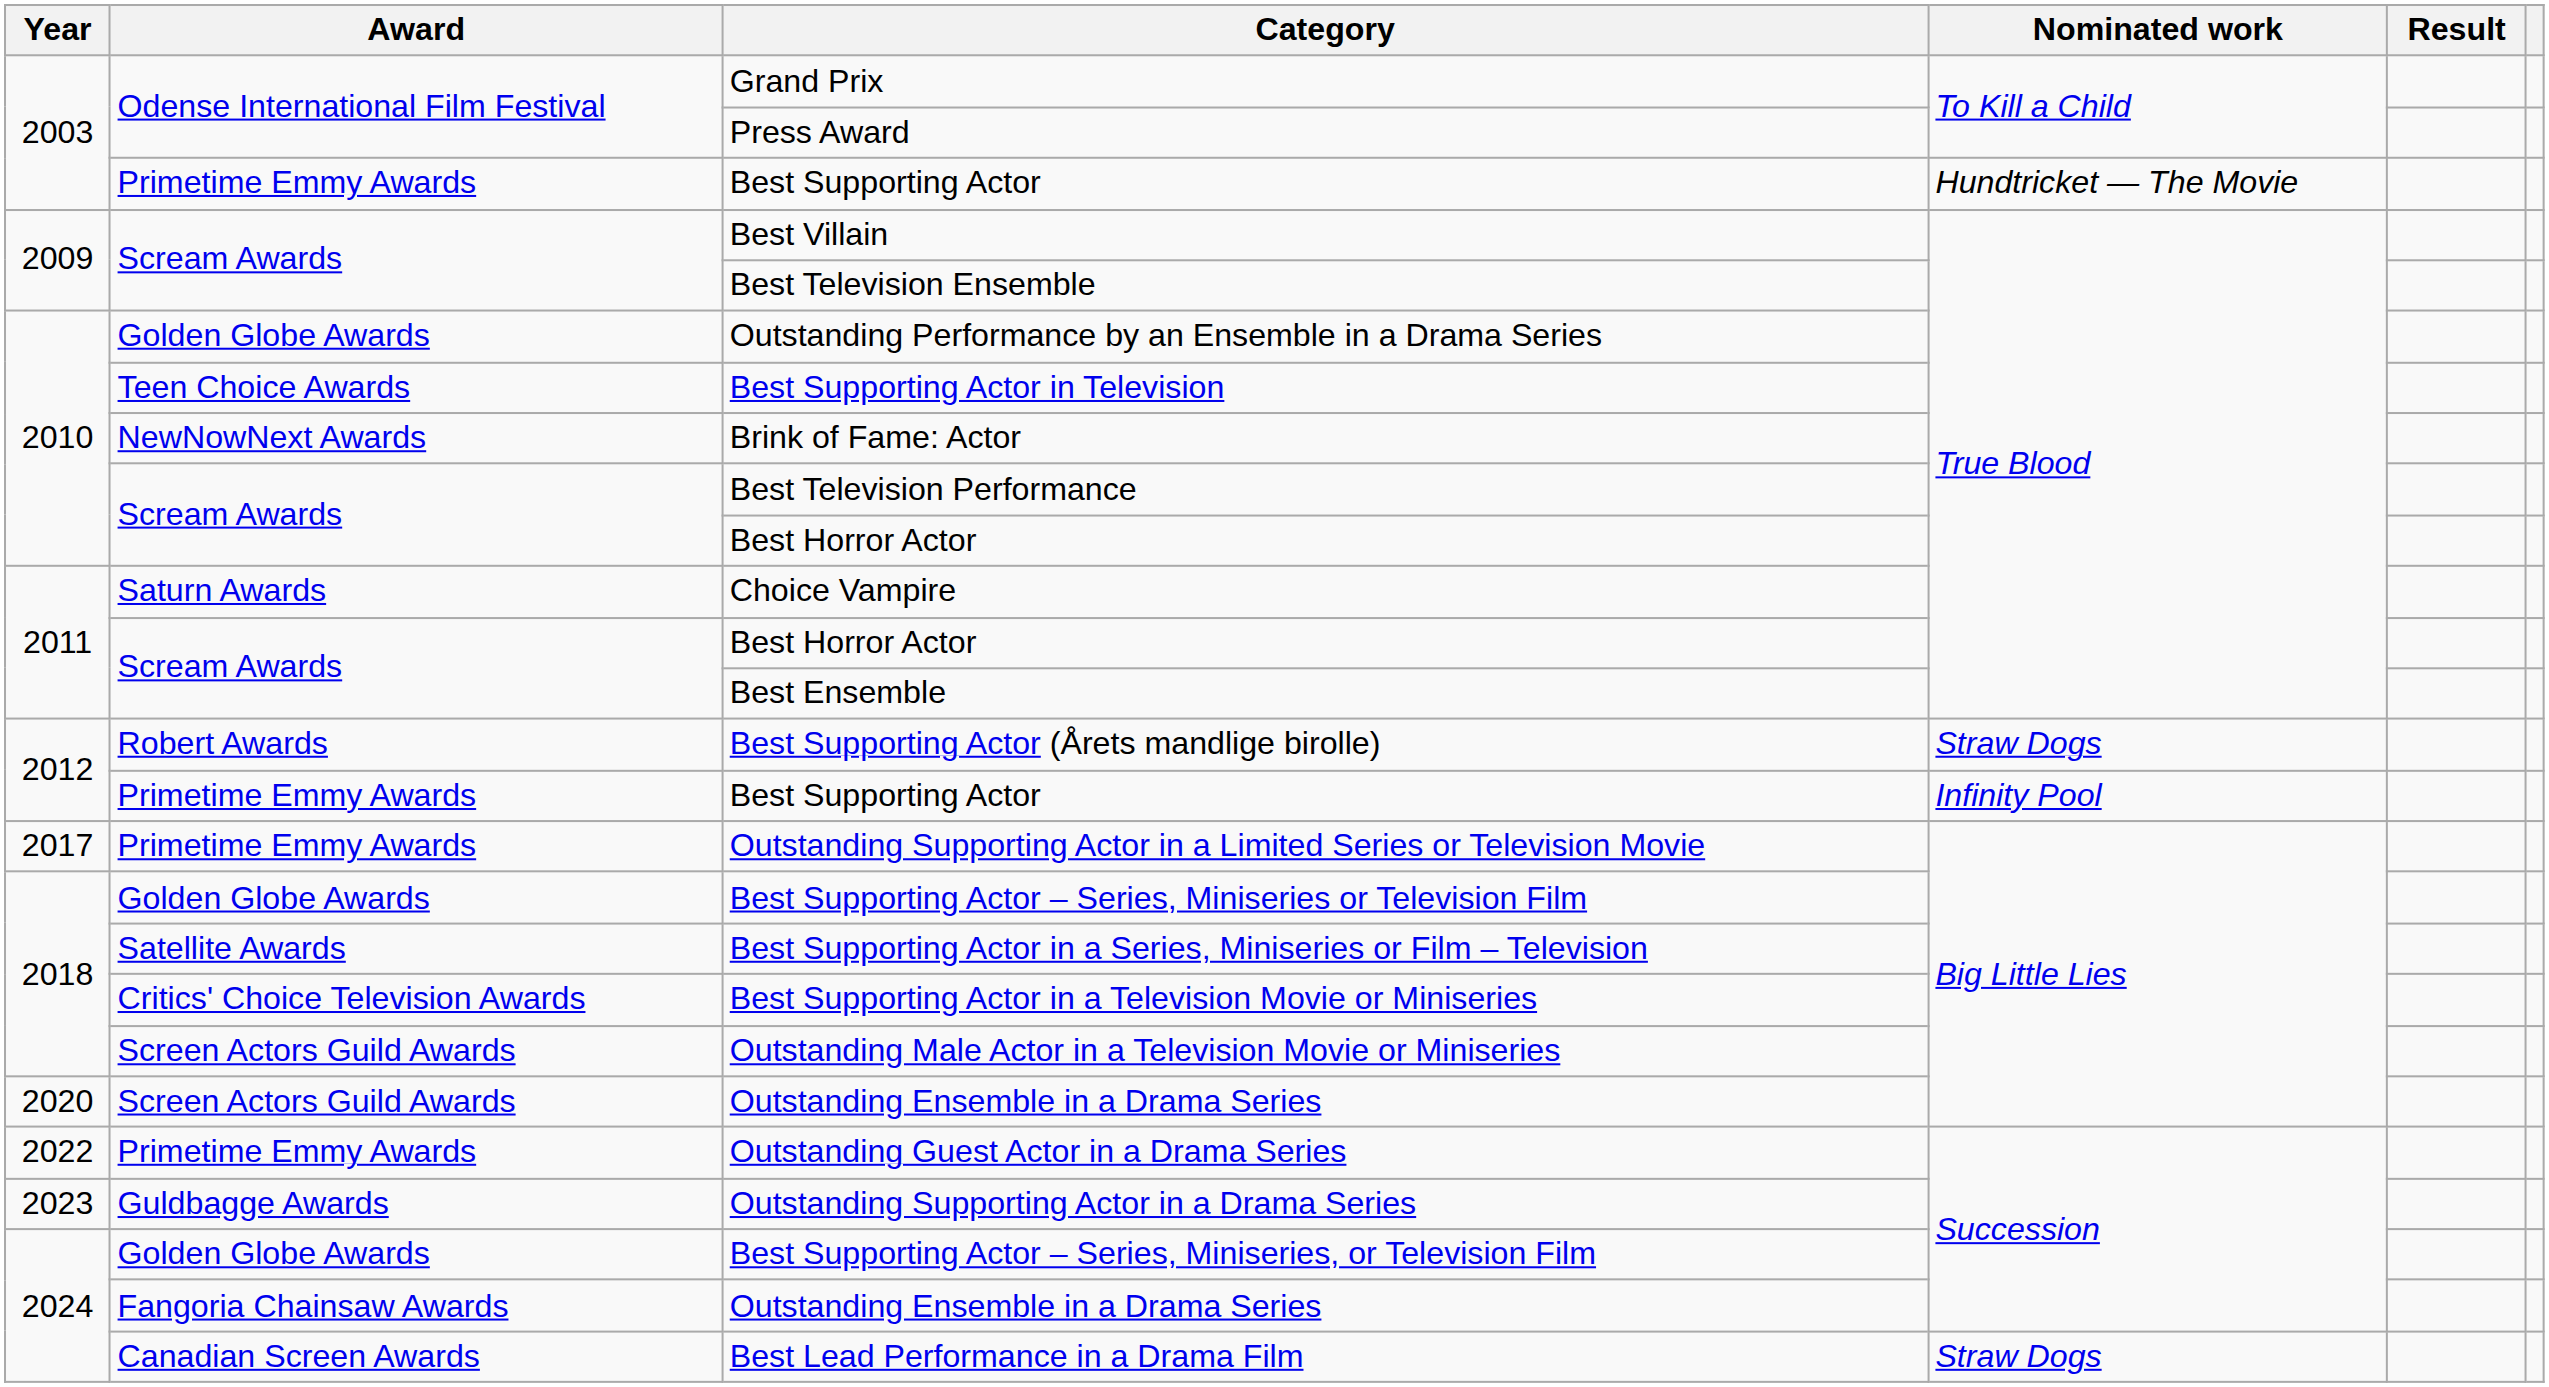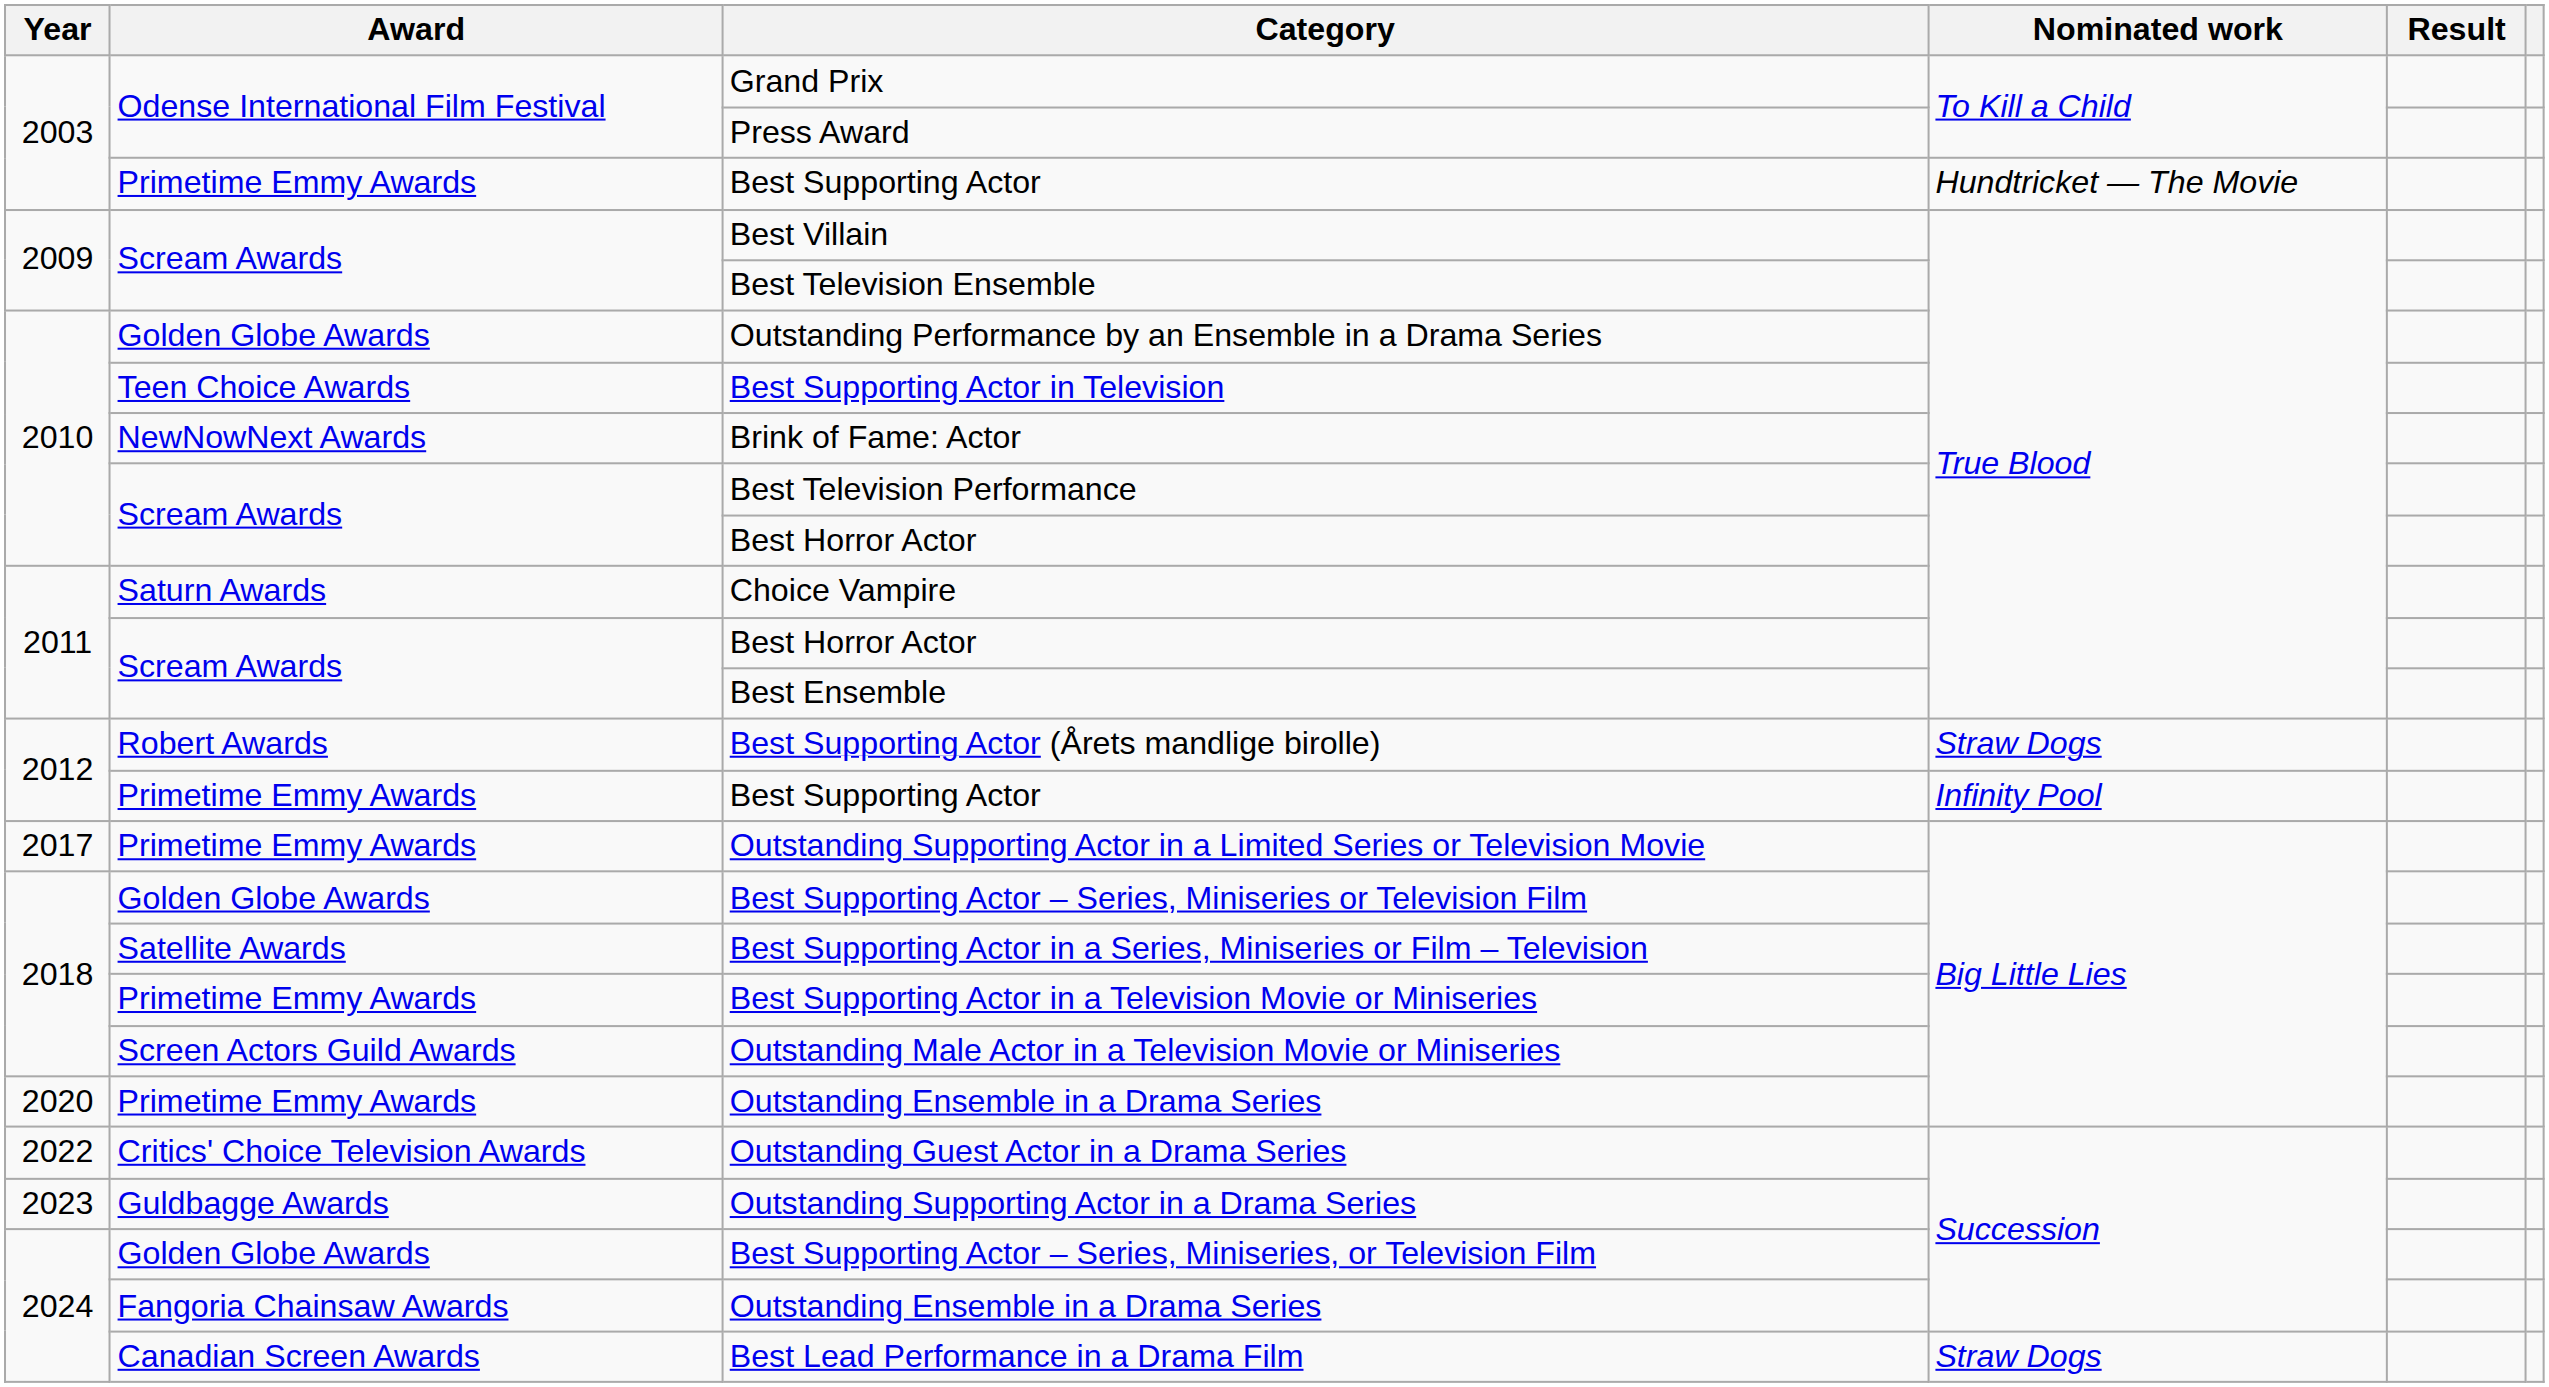(352, 999) Critics' Choice Television Awards -> (297, 999) Primetime Emmy Awards
(317, 1101) Screen Actors Guild Awards -> (297, 1101) Primetime Emmy Awards
(297, 1152) Primetime Emmy Awards -> (352, 1152) Critics' Choice Television Awards
